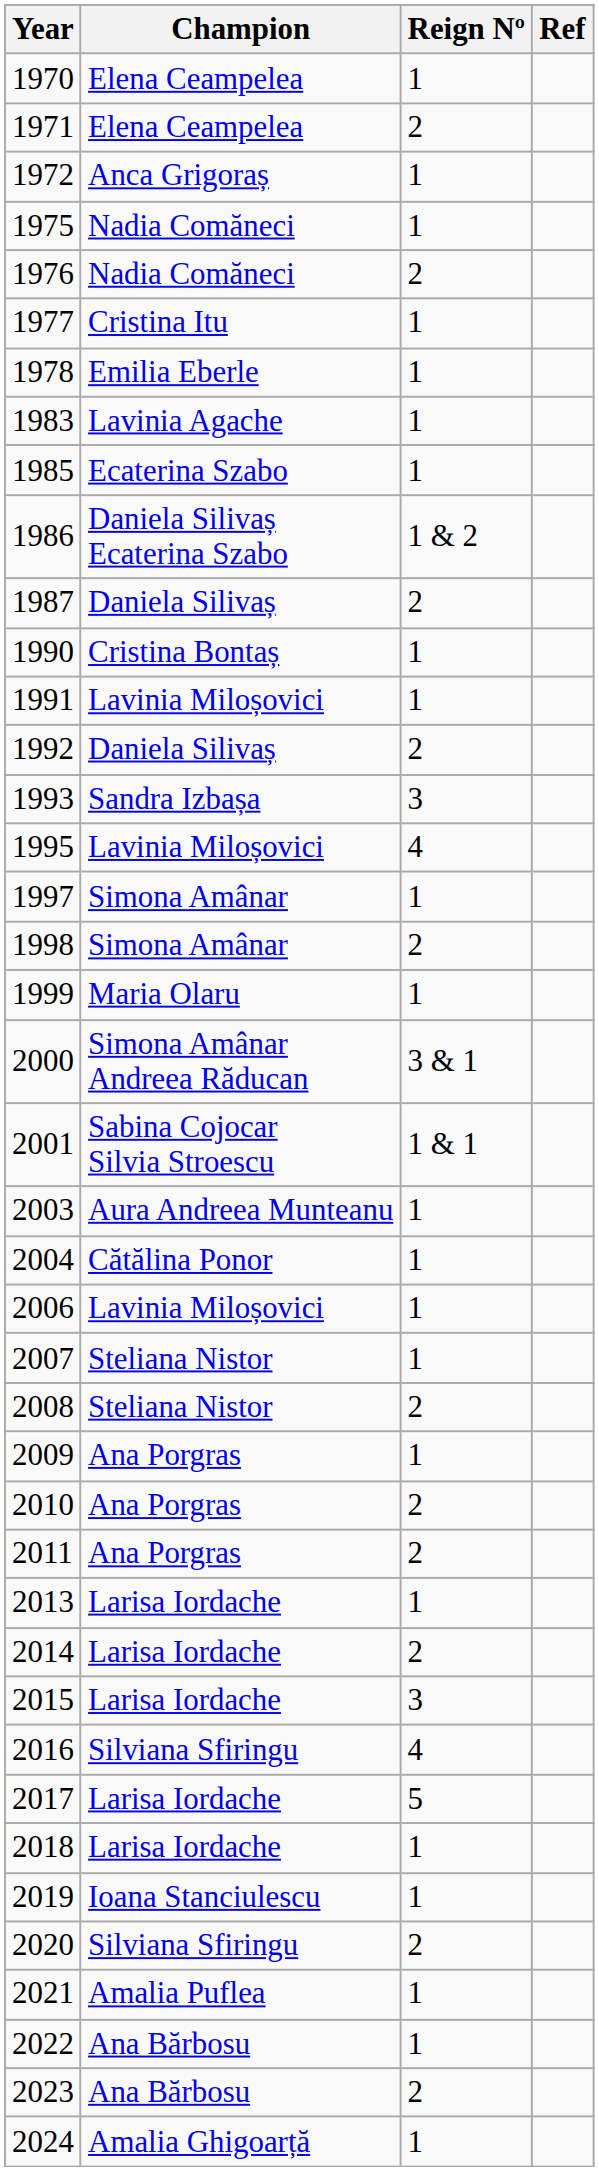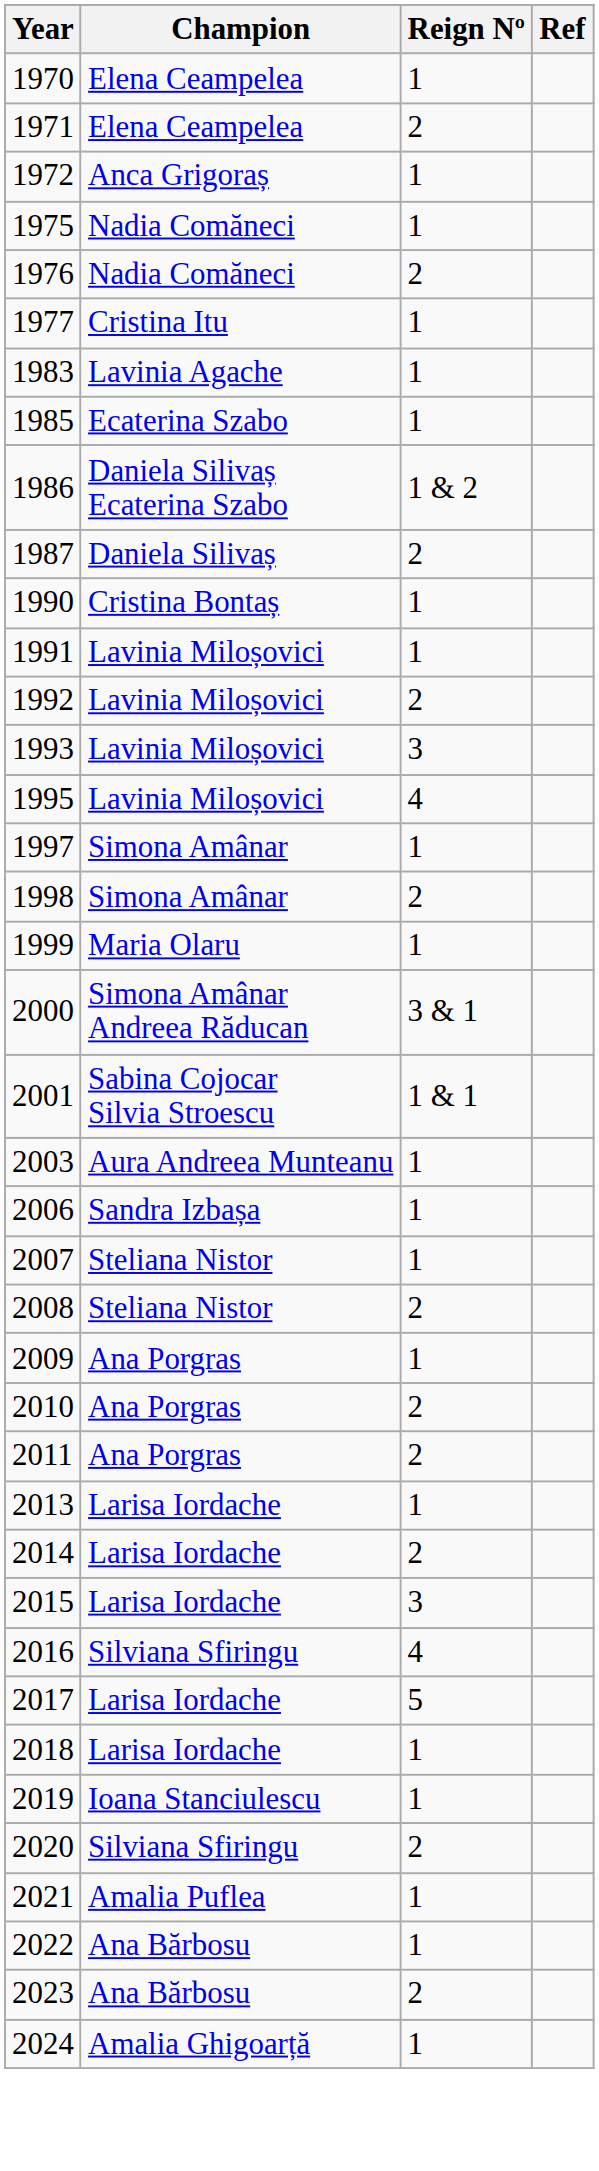- row: (43, 371)
(182, 749) Daniela Silivaș -> (206, 700) Lavinia Miloșovici
(174, 798) Sandra Izbașa -> (206, 749) Lavinia Miloșovici
- row: (43, 1259)
(206, 1308) Lavinia Miloșovici -> (174, 1210) Sandra Izbașa
